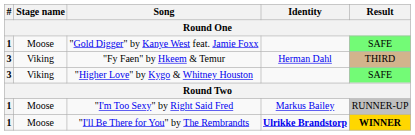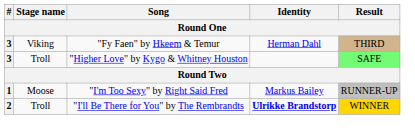- row: (164, 43)
(41, 75) Viking -> (41, 59) Troll
(9, 122) 1 -> (9, 106) 2
(41, 122) Moose -> (41, 106) Troll
(380, 122) bold -> (369, 106) normal
